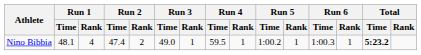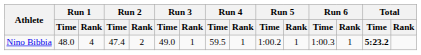(66, 42) 48.1 -> (66, 42) 48.0
